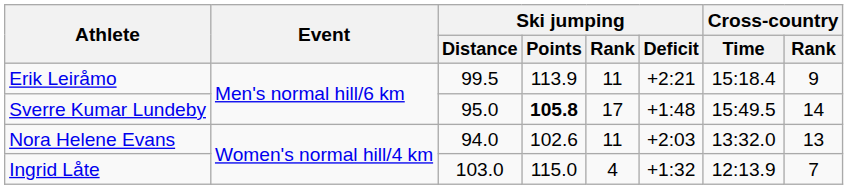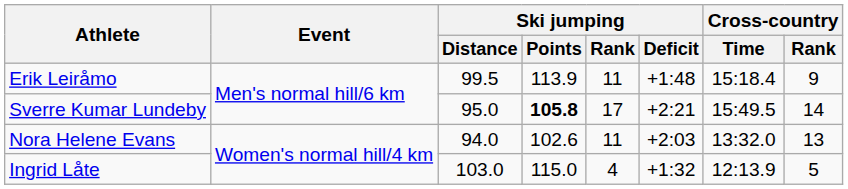(671, 79) +2:21 -> (671, 79) +1:48
(671, 109) +1:48 -> (671, 109) +2:21
(814, 170) 7 -> (814, 170) 5
